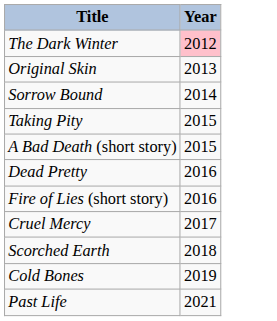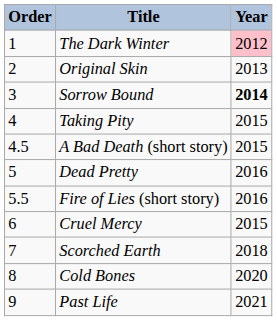+ column: (30, 17)
(200, 95) normal -> (251, 95) bold
(200, 224) 2017 -> (251, 224) 2015
(200, 276) 2019 -> (251, 276) 2020
